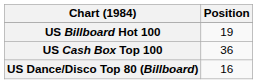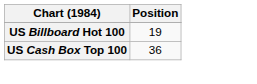- row: (103, 69)
